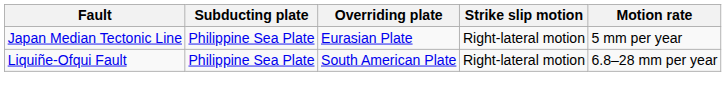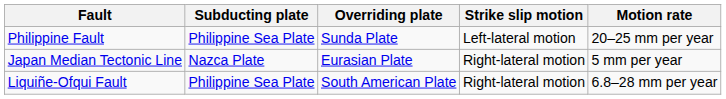+ row: (56, 37)
(251, 37) Philippine Sea Plate -> (226, 60) Nazca Plate
